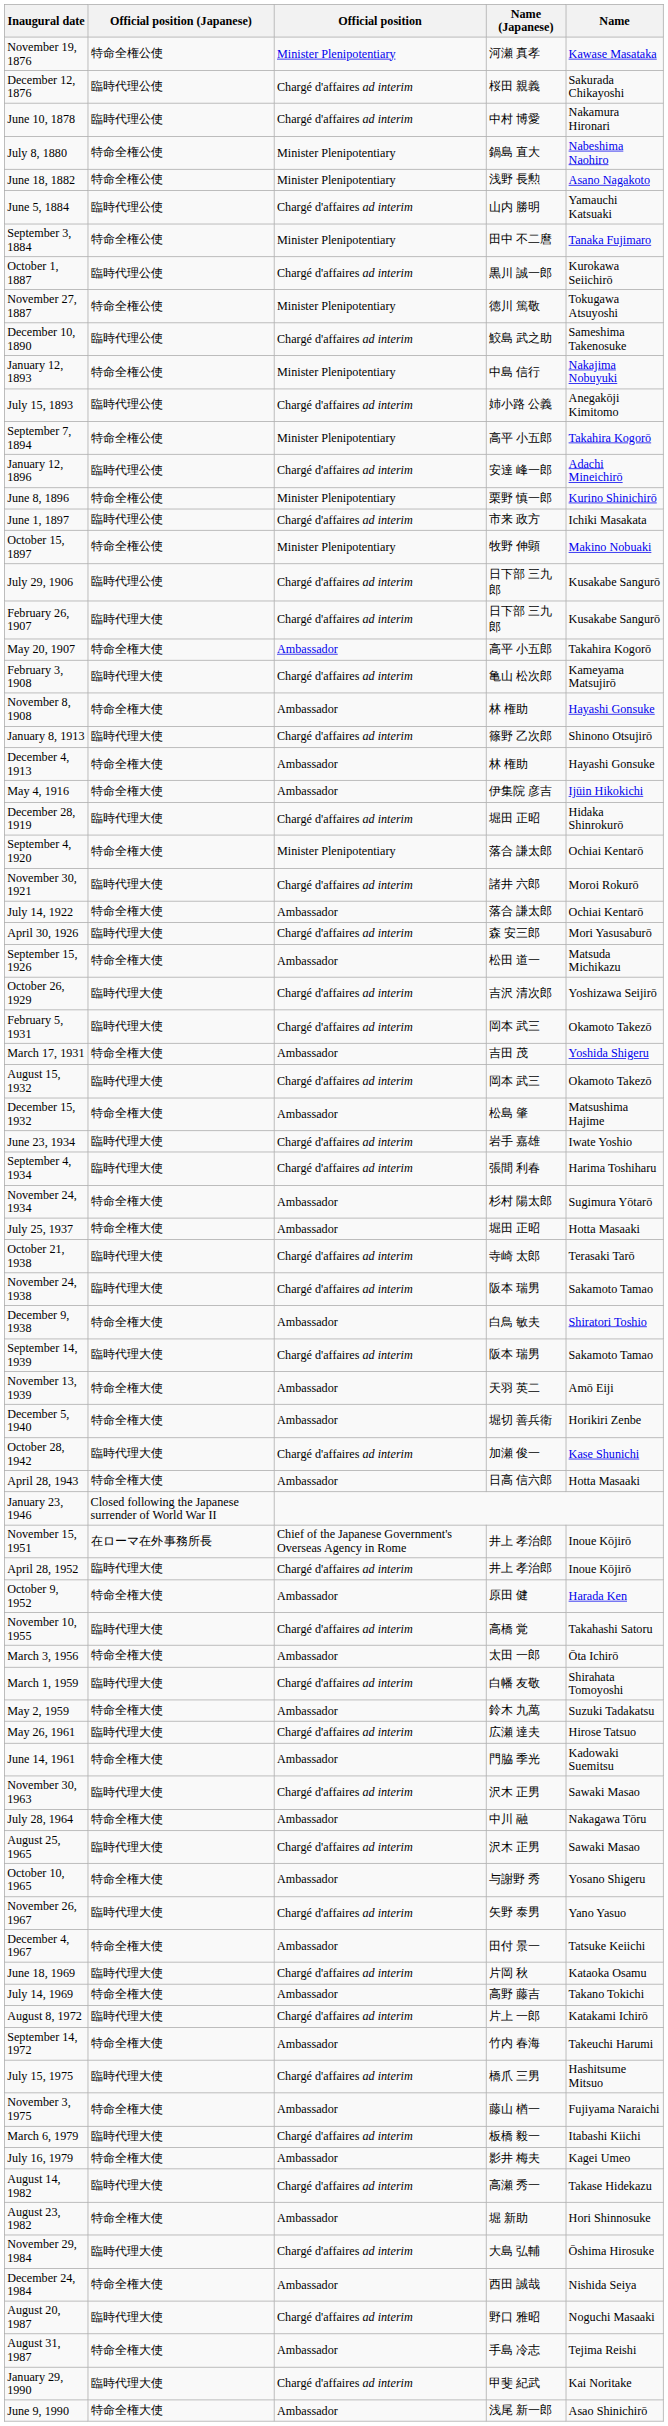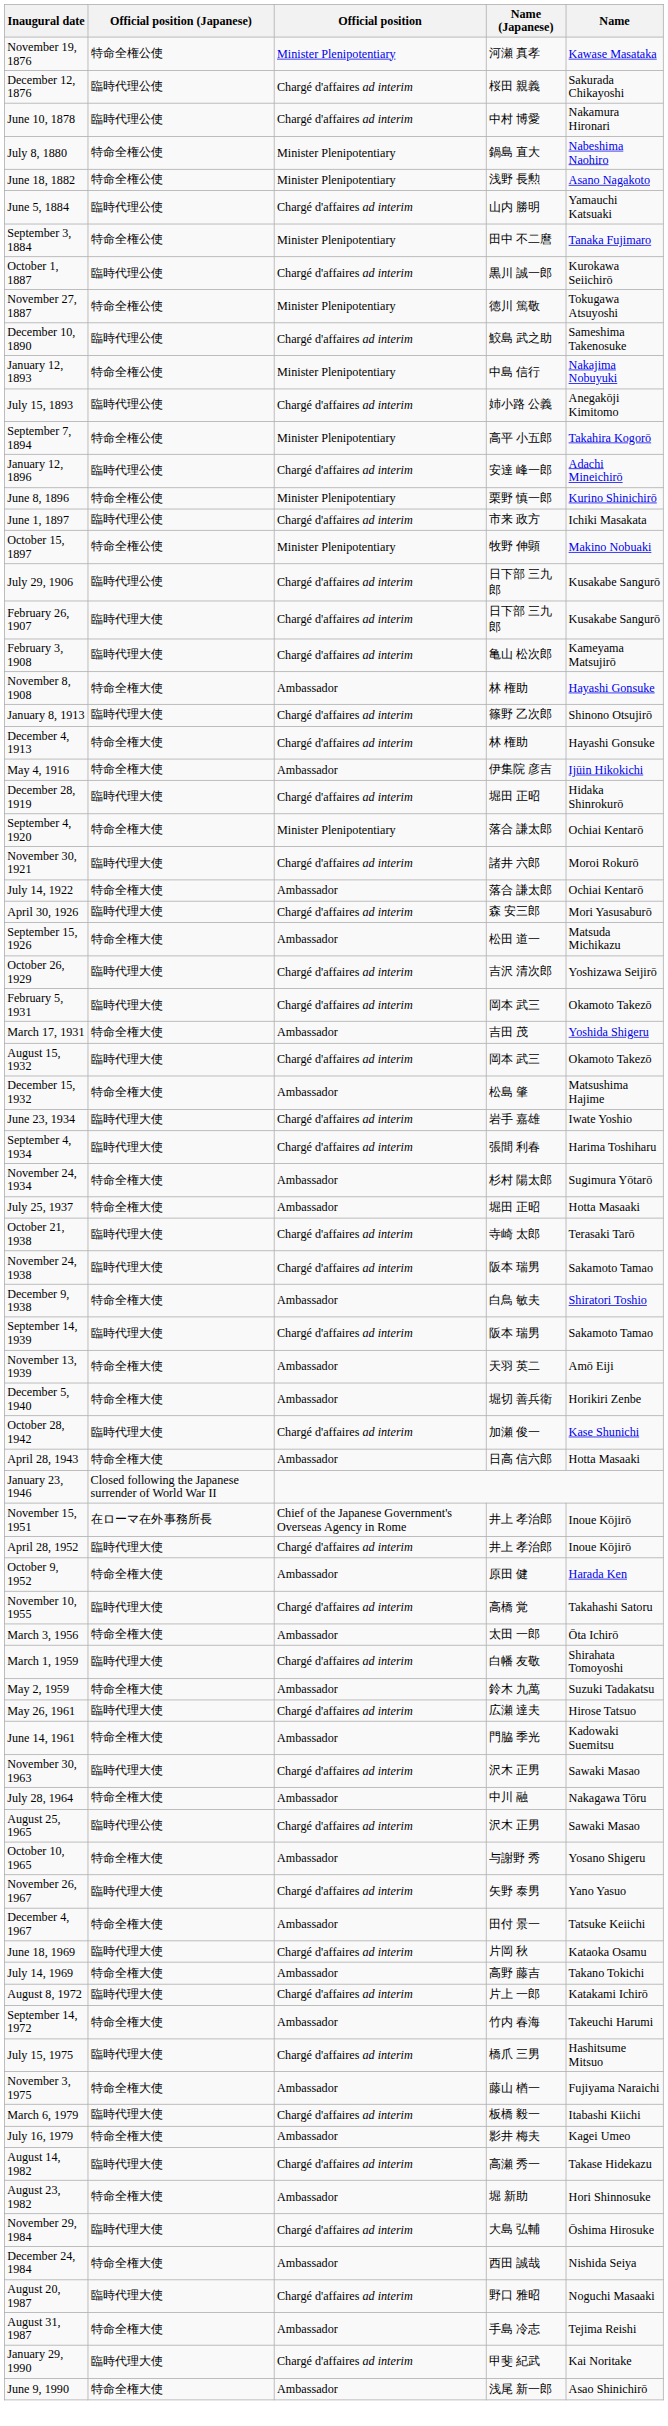- row: (41, 649)
(307, 764) Ambassador -> (345, 742) Chargé d'affaires ad interim
(127, 1846) 臨時代理大使 -> (127, 1825) 臨時代理公使
